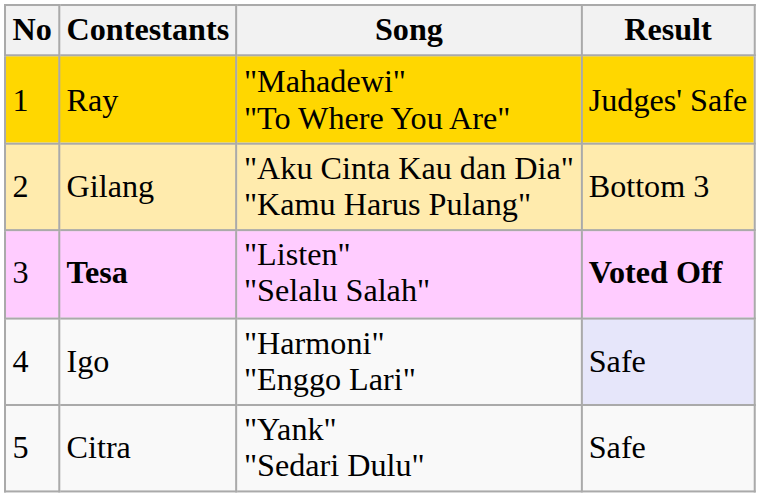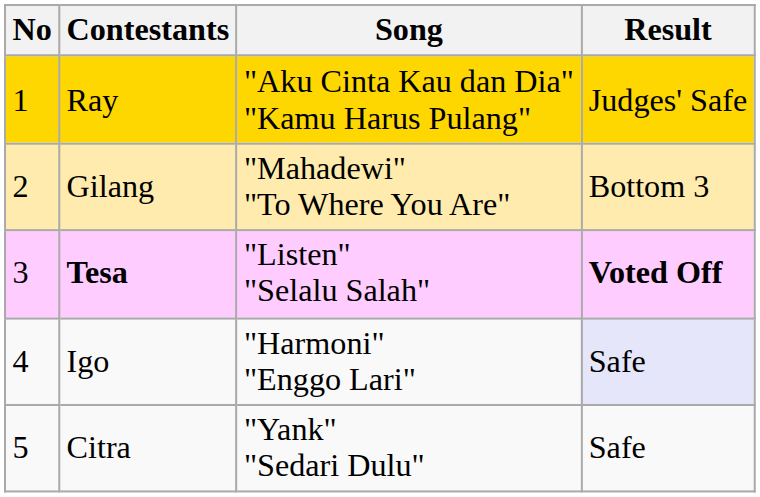(377, 99) "Mahadewi" "To Where You Are" -> (409, 99) "Aku Cinta Kau dan Dia" "Kamu Harus Pulang"
(409, 186) "Aku Cinta Kau dan Dia" "Kamu Harus Pulang" -> (377, 186) "Mahadewi" "To Where You Are"
